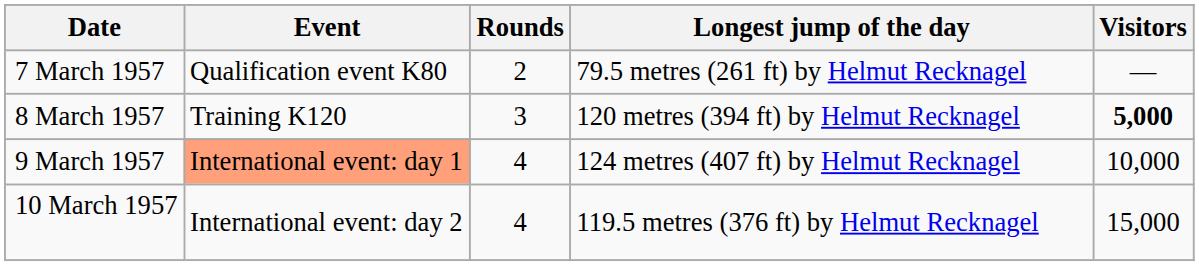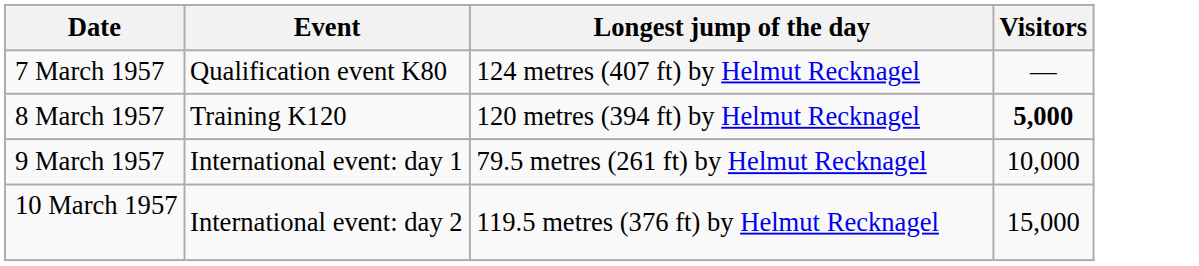- column: (520, 26)
(801, 71) 79.5 metres (261 ft) by Helmut Recknagel -> (698, 71) 124 metres (407 ft) by Helmut Recknagel
(326, 160) lightsalmon background -> (326, 160) no background
(798, 160) 124 metres (407 ft) by Helmut Recknagel -> (702, 160) 79.5 metres (261 ft) by Helmut Recknagel
